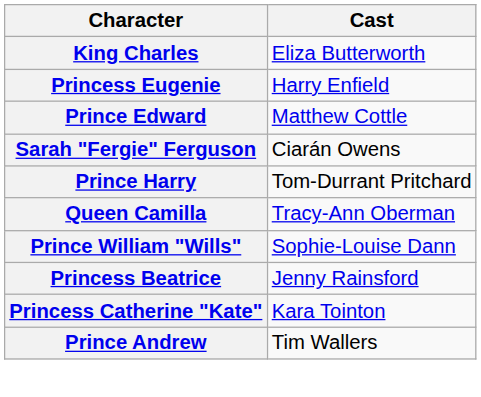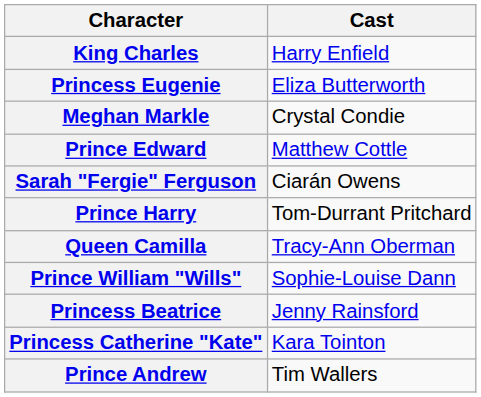(349, 52) Eliza Butterworth -> (330, 52) Harry Enfield
(330, 85) Harry Enfield -> (349, 85) Eliza Butterworth
+ row: (136, 117)
